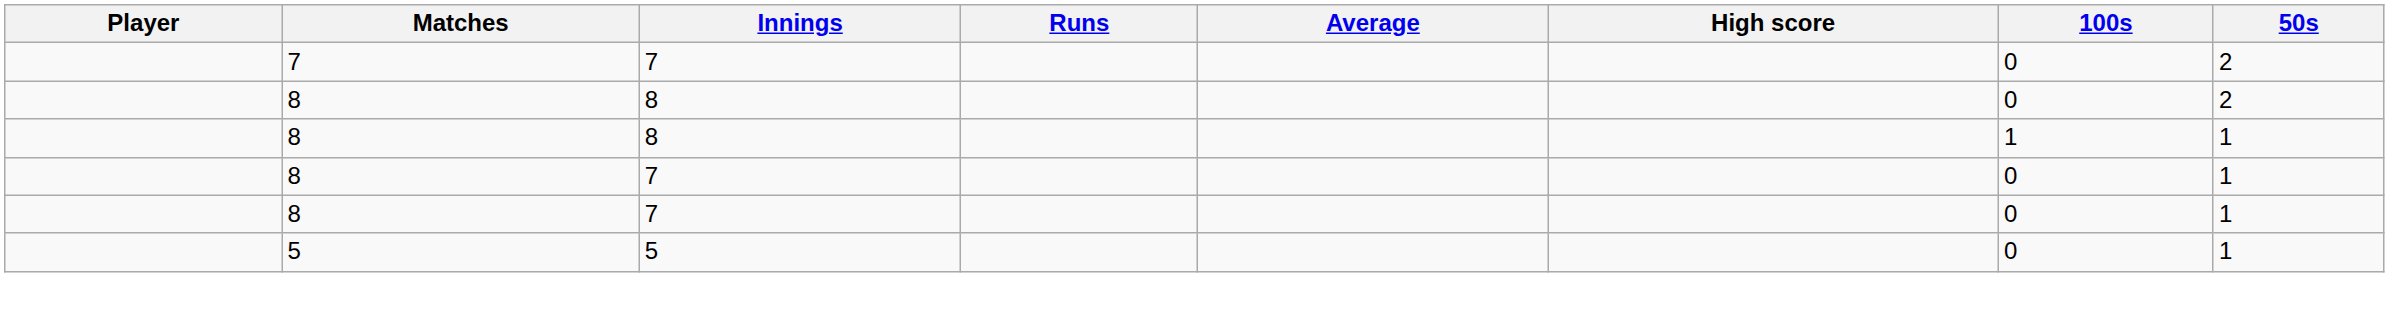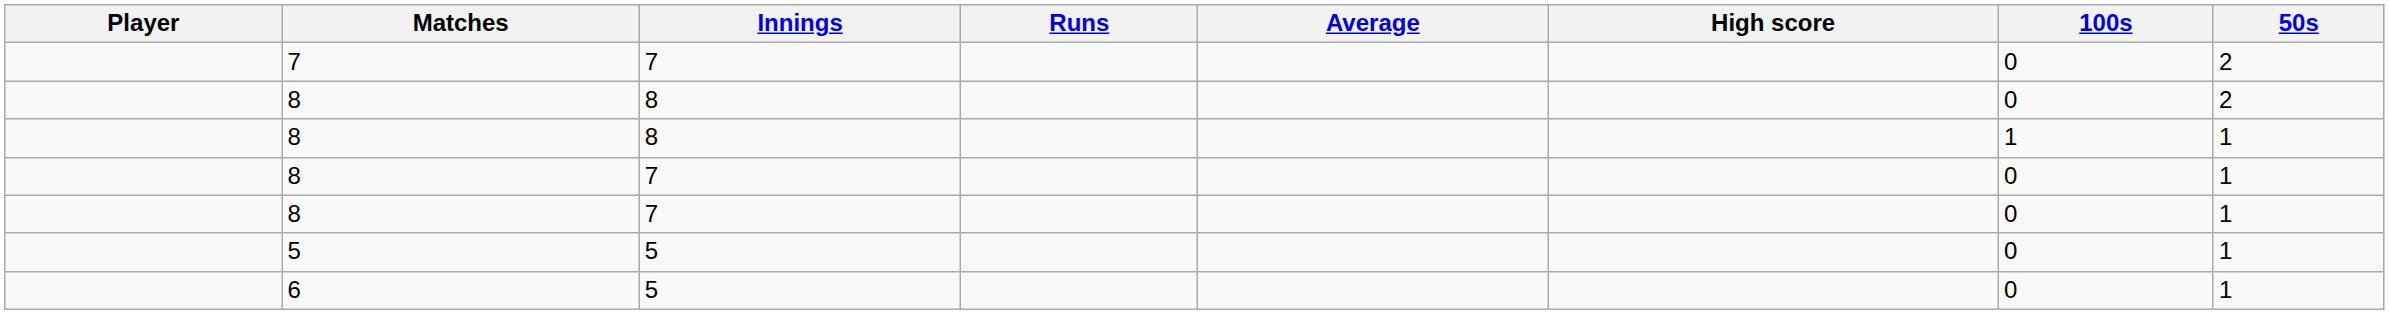+ row: (294, 289)
